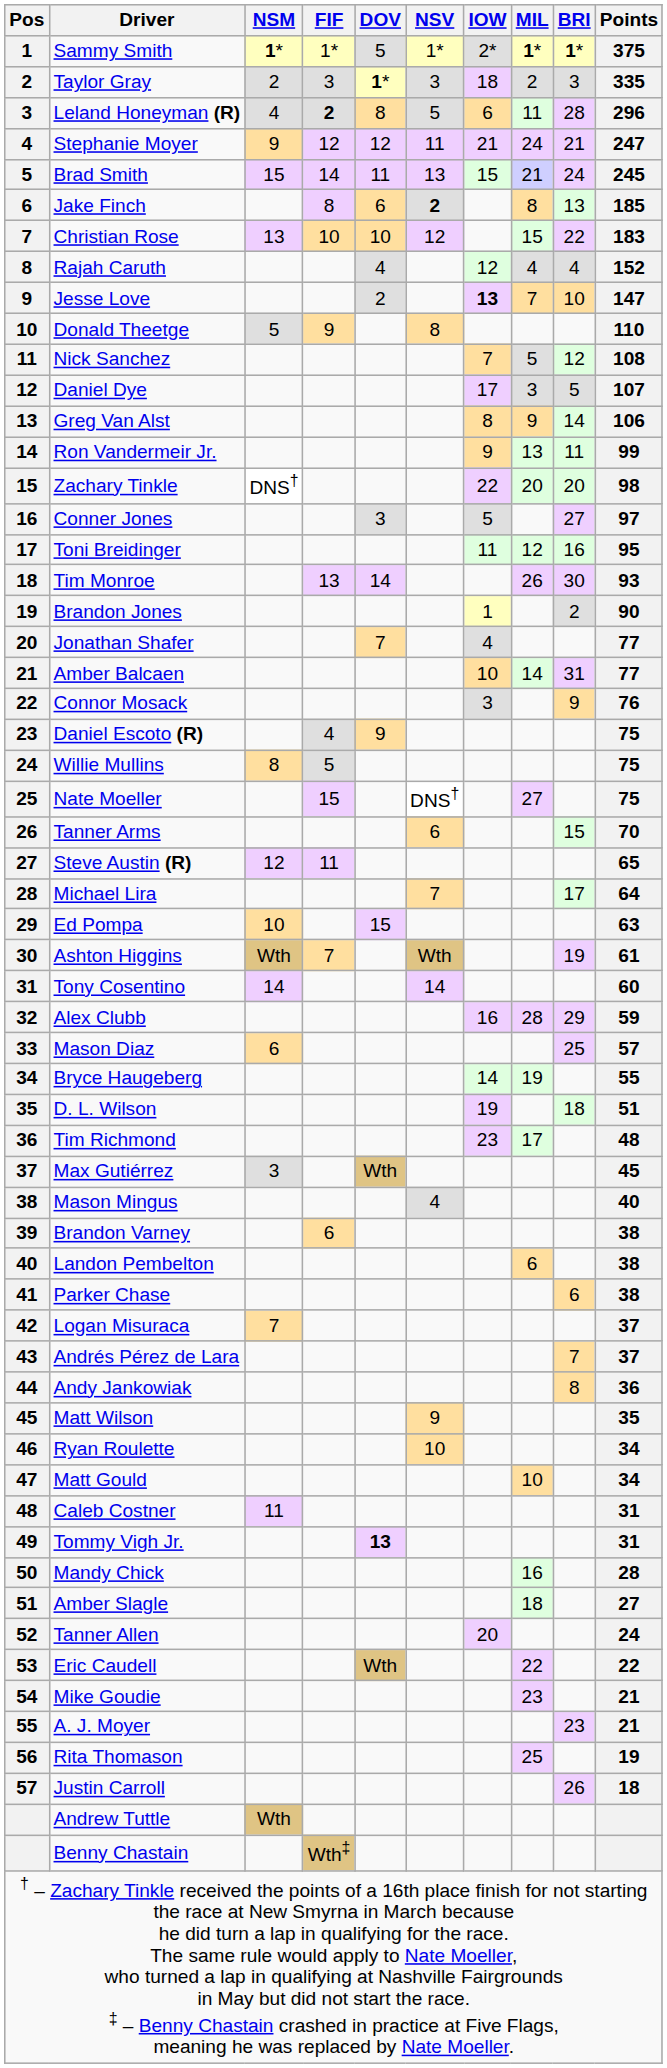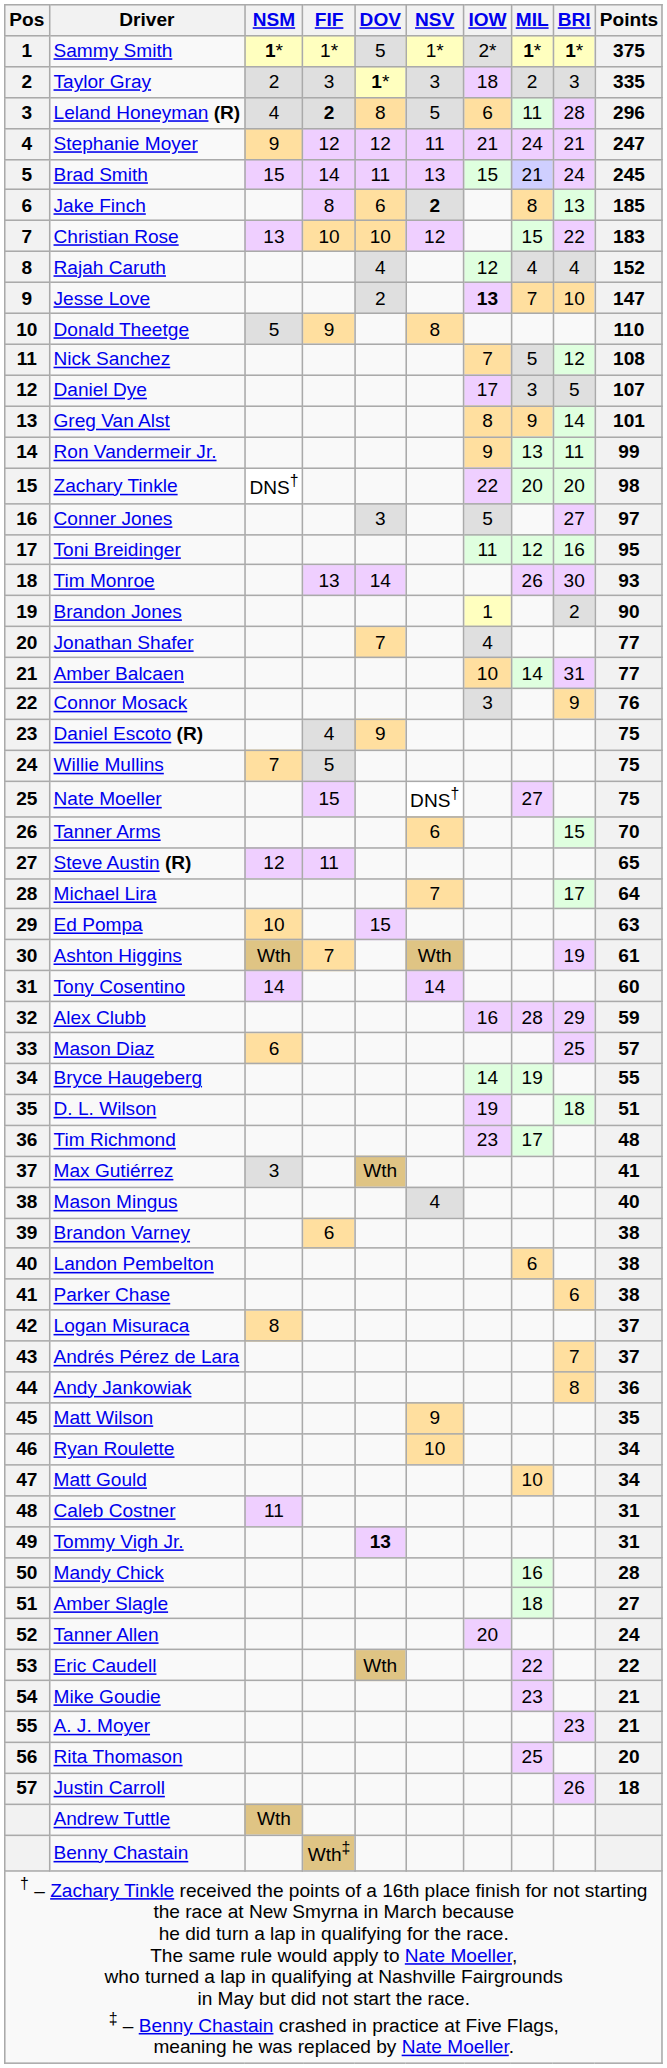(629, 422) 106 -> (629, 422) 101
(274, 766) 8 -> (274, 766) 7
(629, 1172) 45 -> (629, 1172) 41
(274, 1326) 7 -> (274, 1326) 8
(629, 1758) 19 -> (629, 1758) 20
